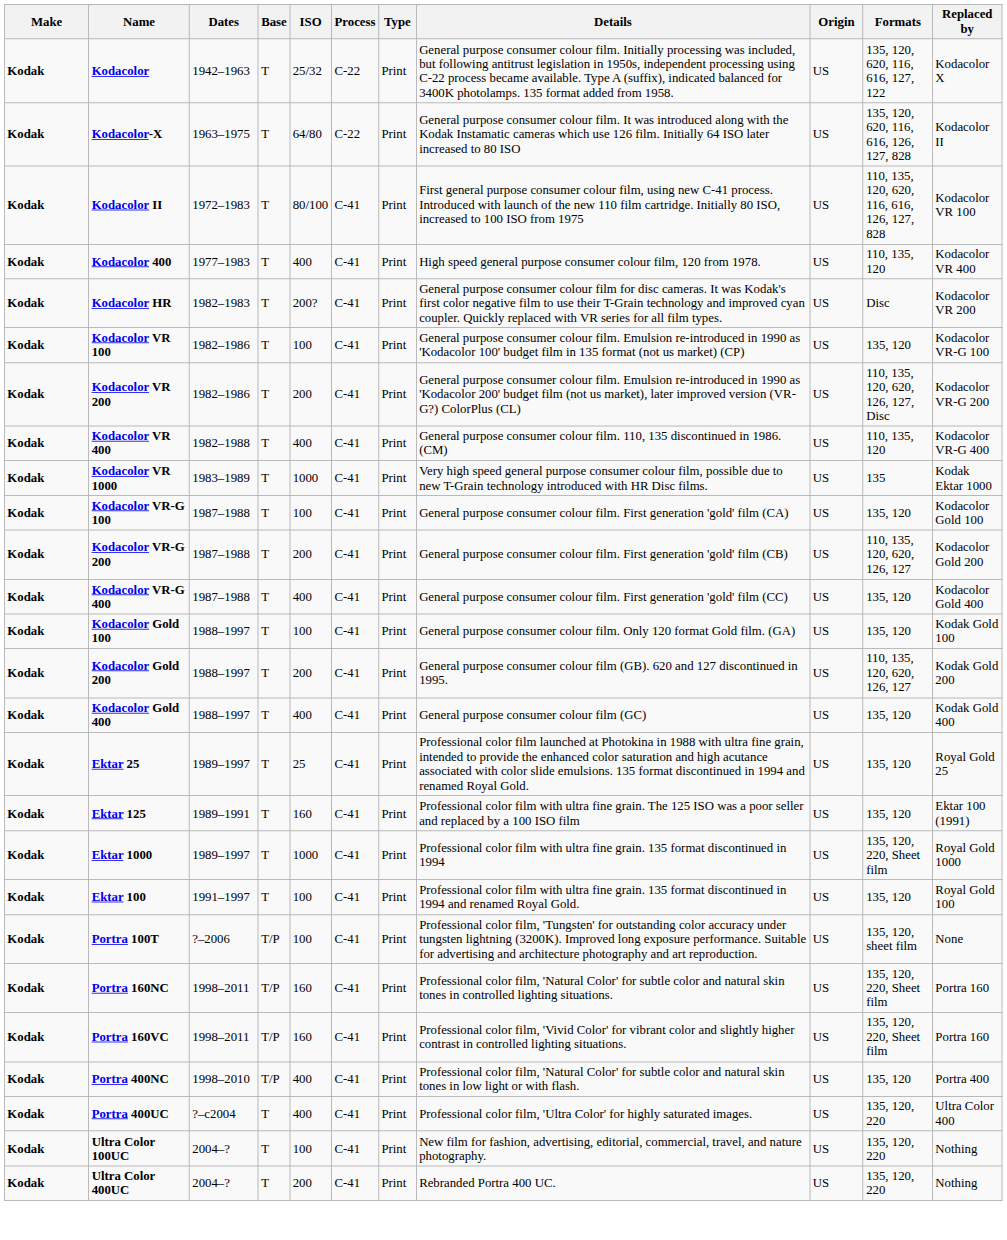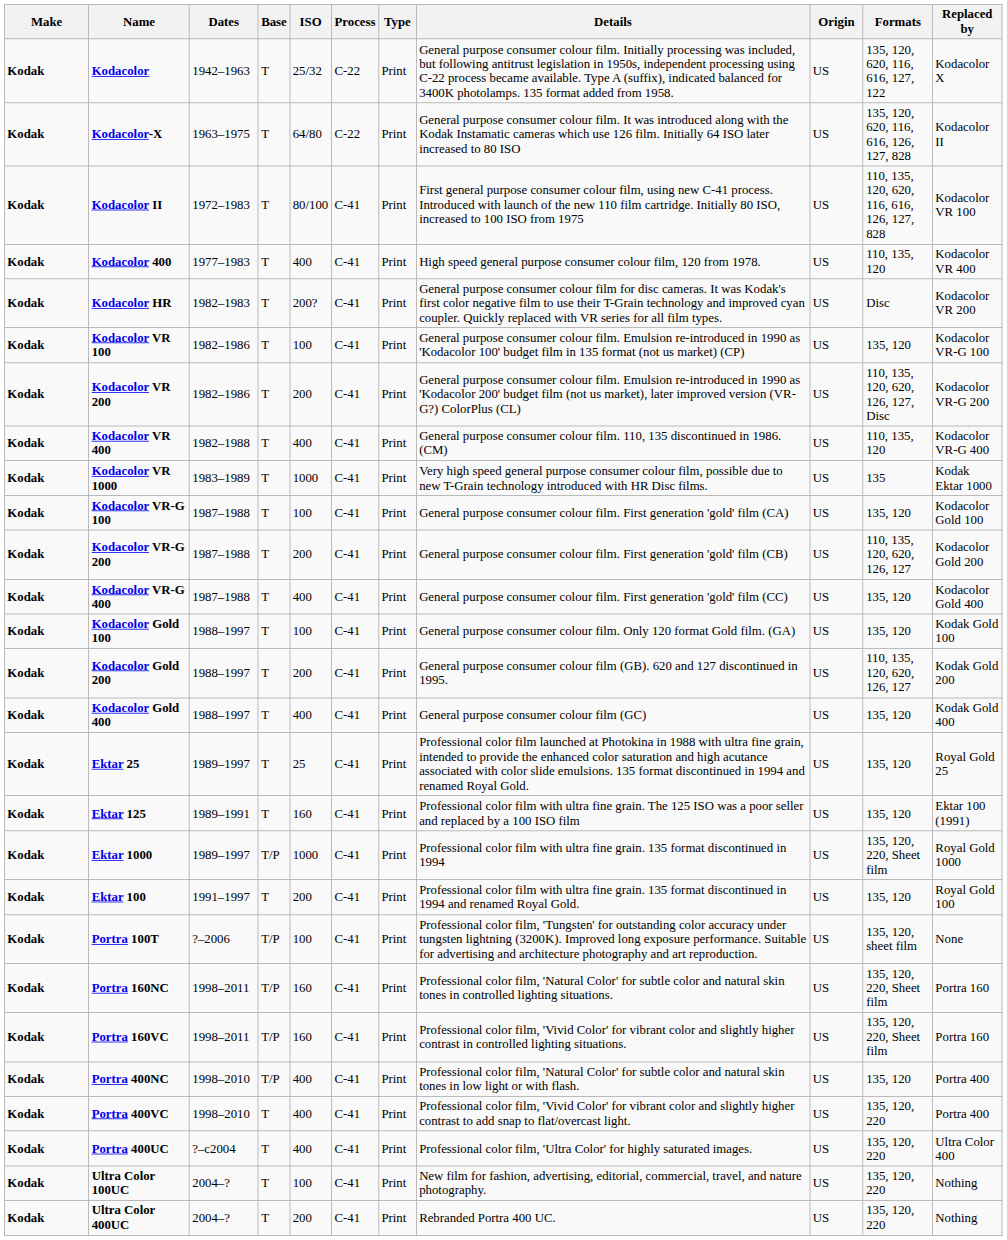(265, 855) T -> (270, 855) T/P
(302, 897) 100 -> (302, 897) 200
+ row: (130, 1113)
